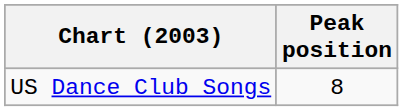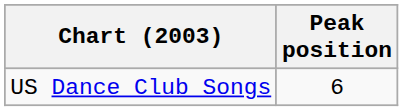(337, 87) 8 -> (337, 87) 6
